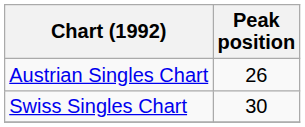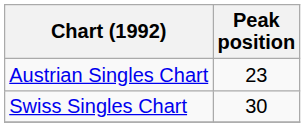(256, 74) 26 -> (256, 74) 23
